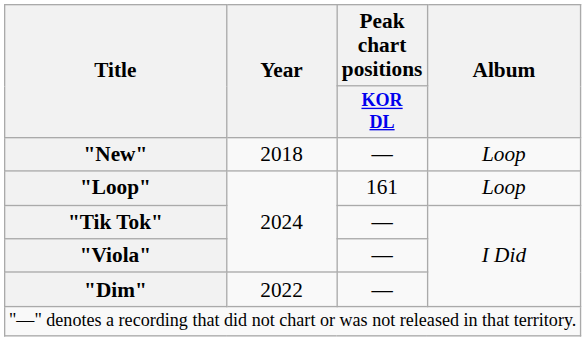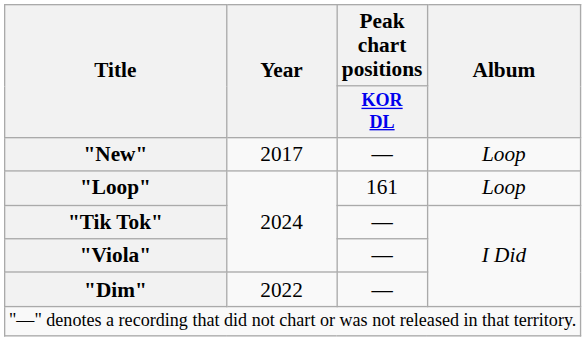(282, 154) 2018 -> (282, 154) 2017
